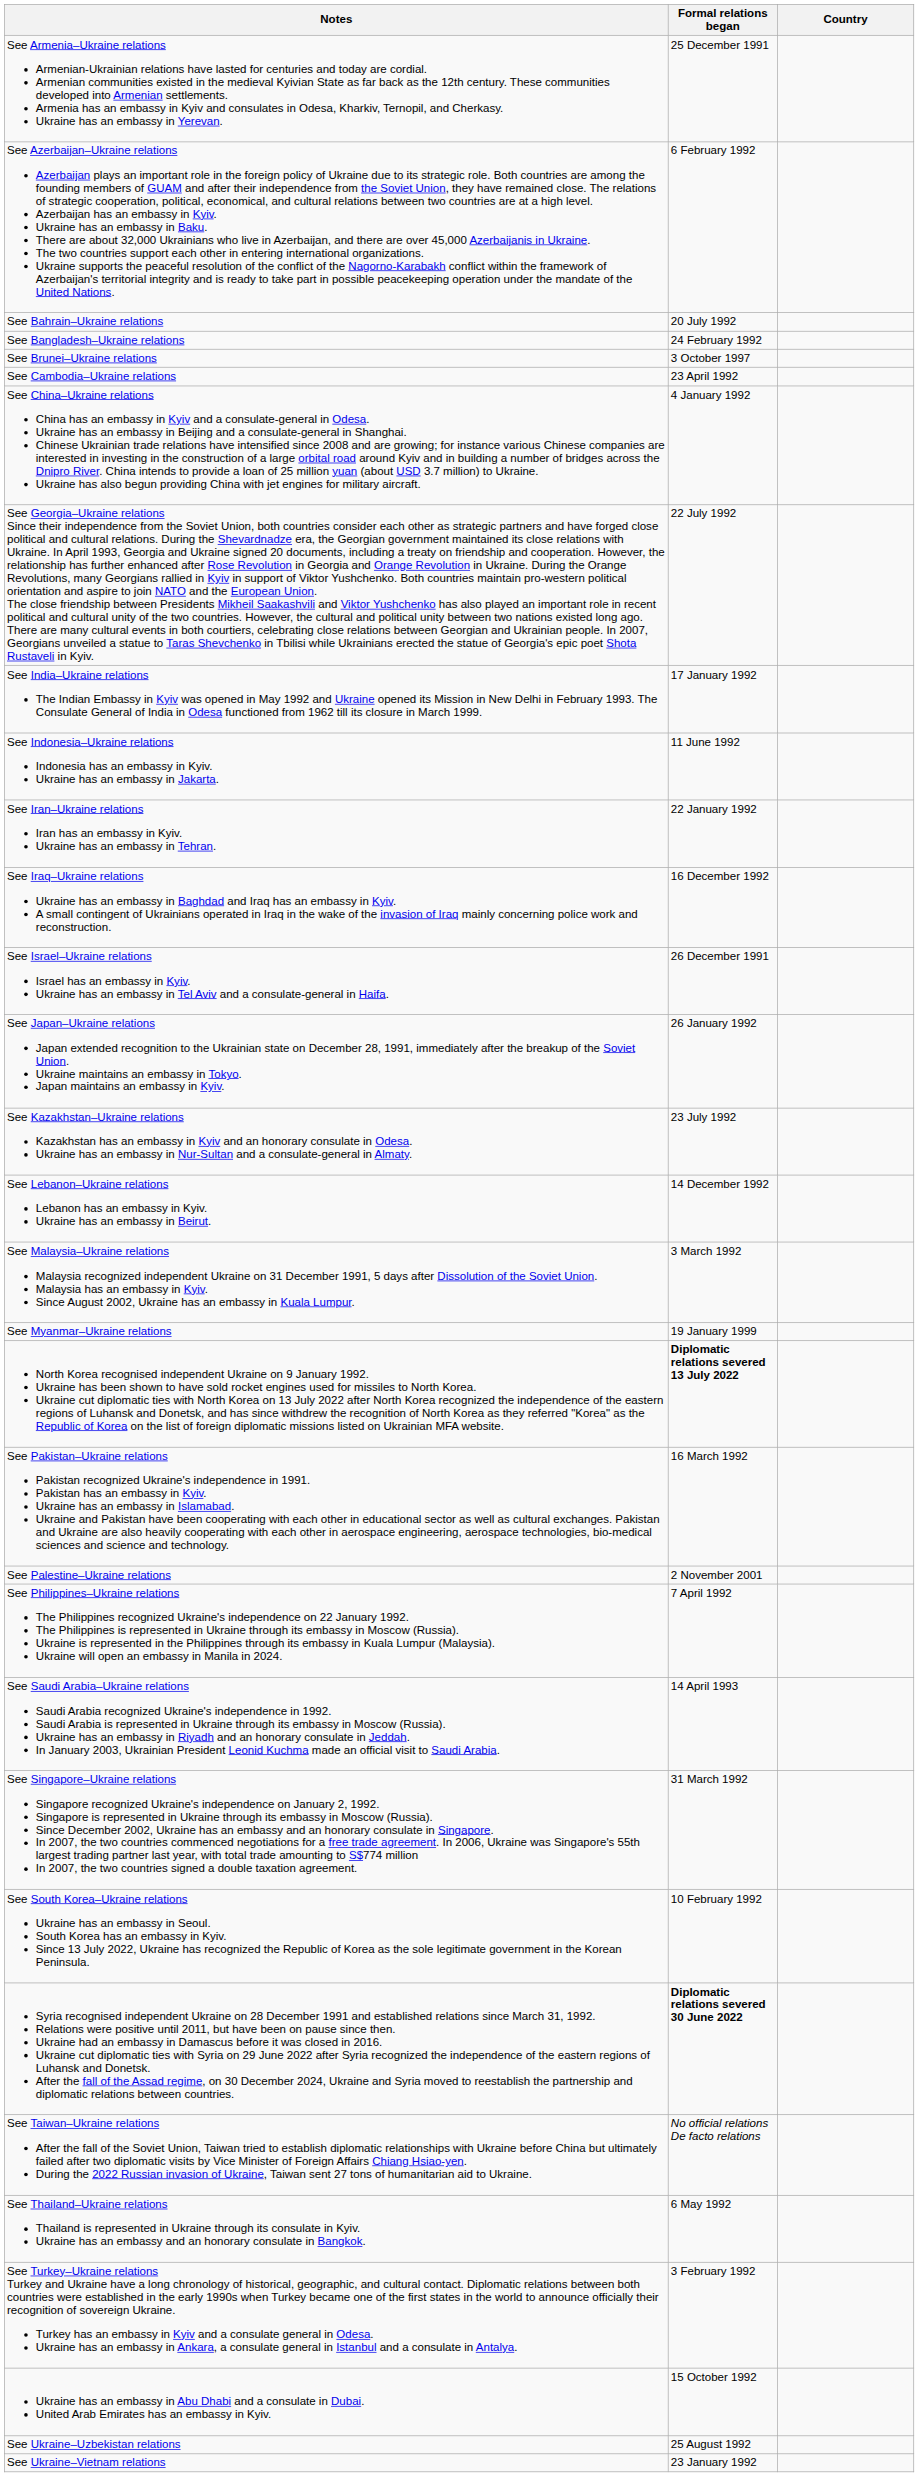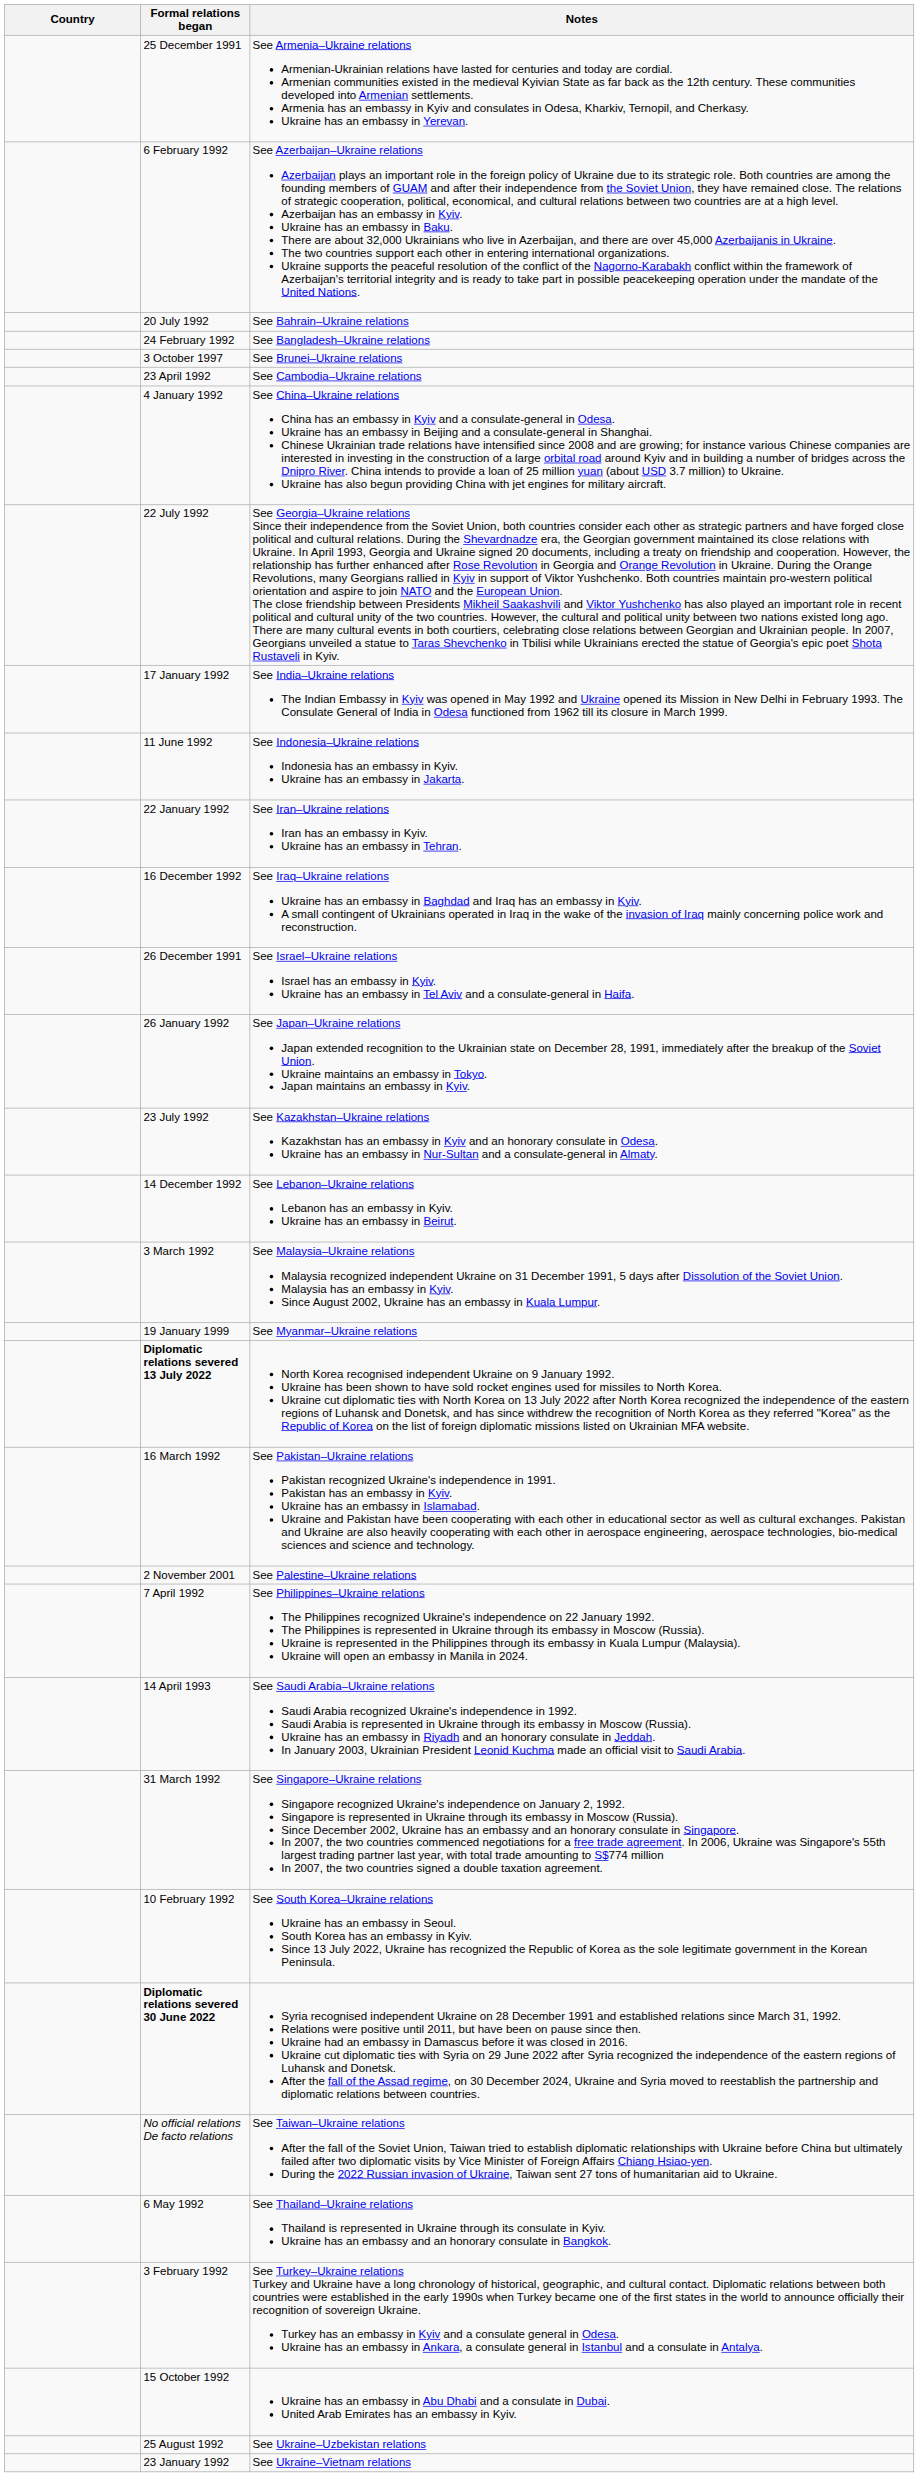columns swapped: (846, 20) <-> (336, 20)
